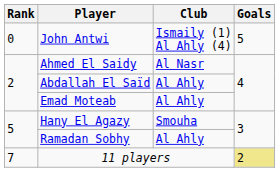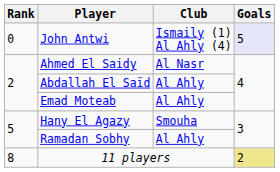(240, 39) no background -> (240, 39) lavender background
(11, 157) 7 -> (11, 157) 8
